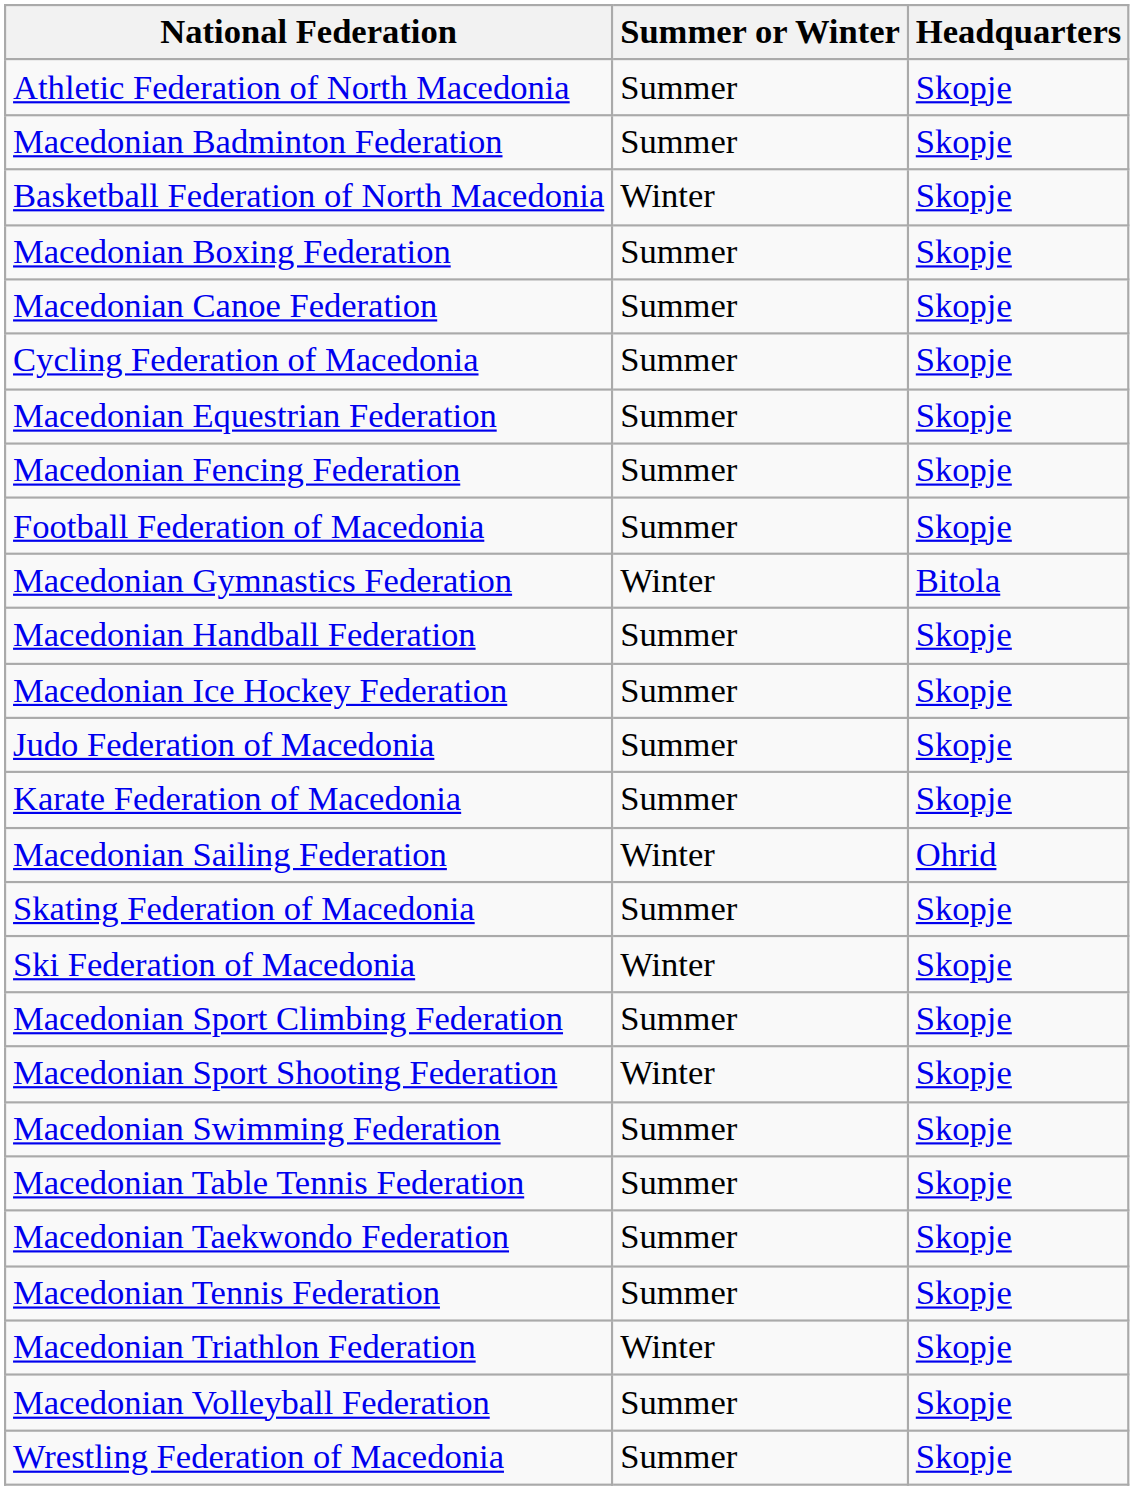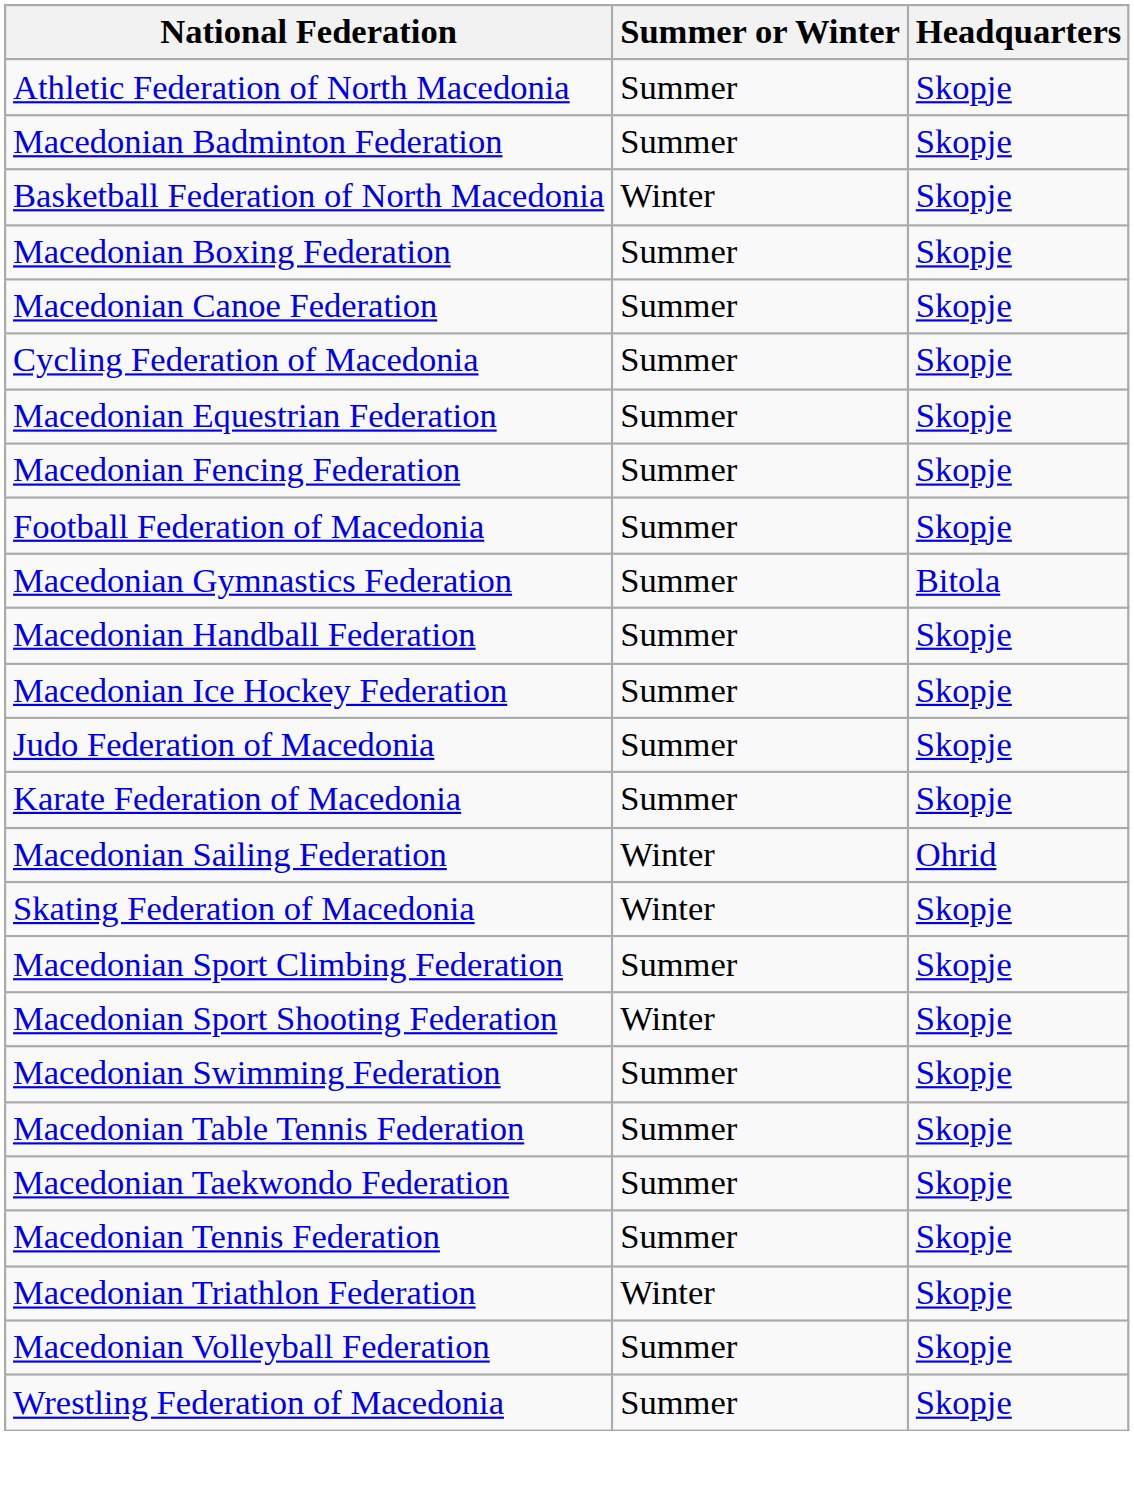(667, 580) Winter -> (679, 580) Summer
(679, 908) Summer -> (667, 908) Winter
- row: (214, 963)
